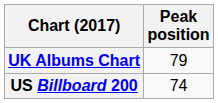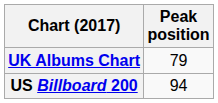(179, 85) 74 -> (179, 85) 94
